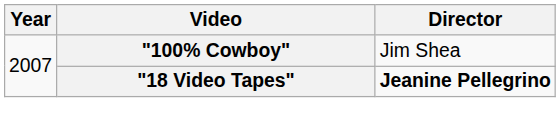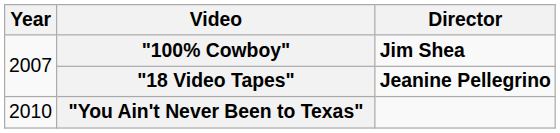(420, 50) normal -> (422, 50) bold
+ row: (216, 111)
